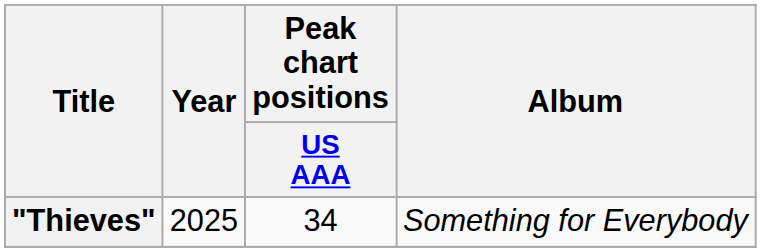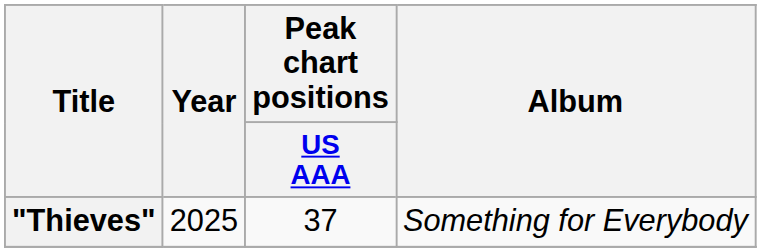(321, 221) 34 -> (321, 221) 37
